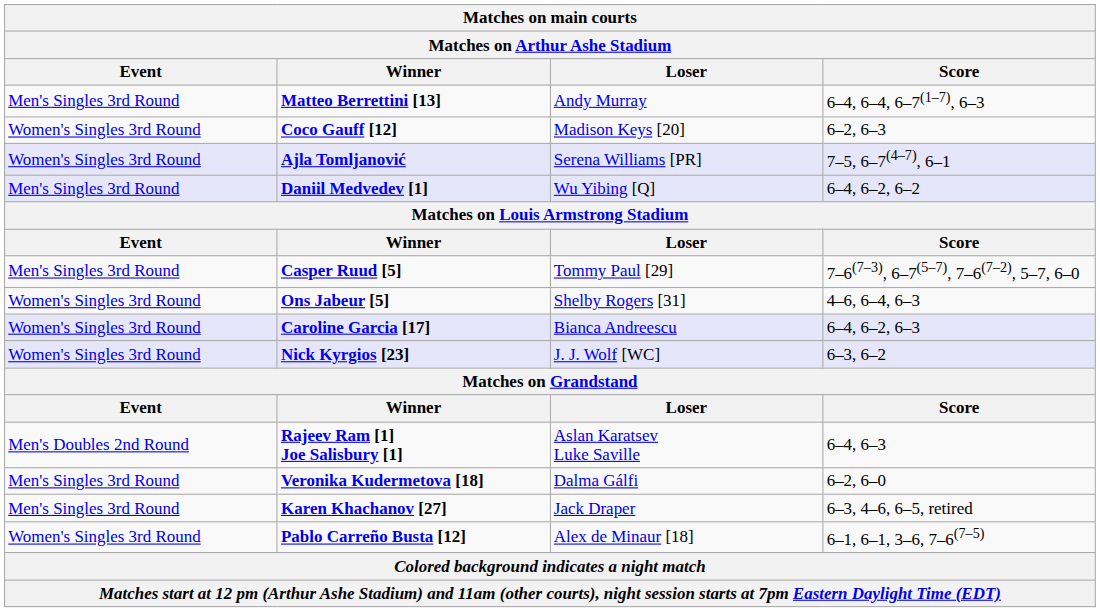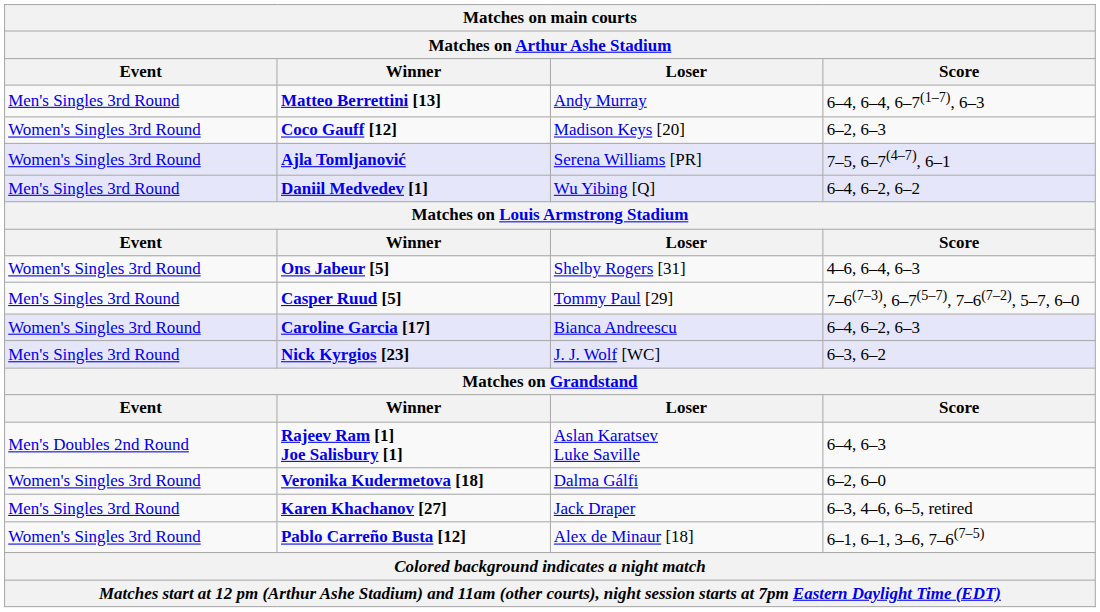rows swapped: (335, 300) <-> (341, 271)
(104, 354) Women's Singles 3rd Round -> (94, 354) Men's Singles 3rd Round
(94, 481) Men's Singles 3rd Round -> (104, 481) Women's Singles 3rd Round
